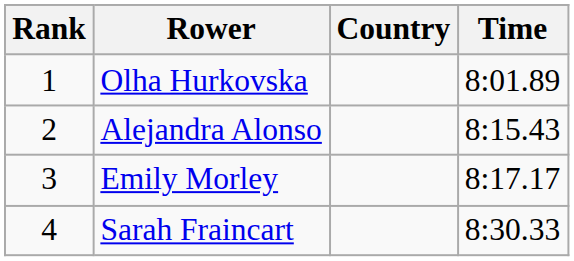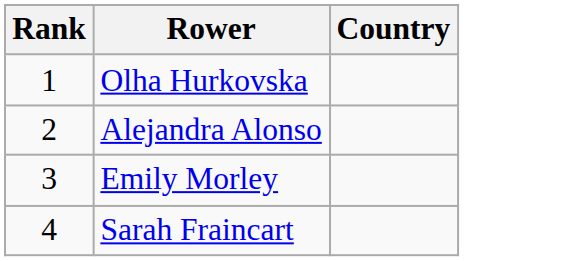- column: (512, 29)
